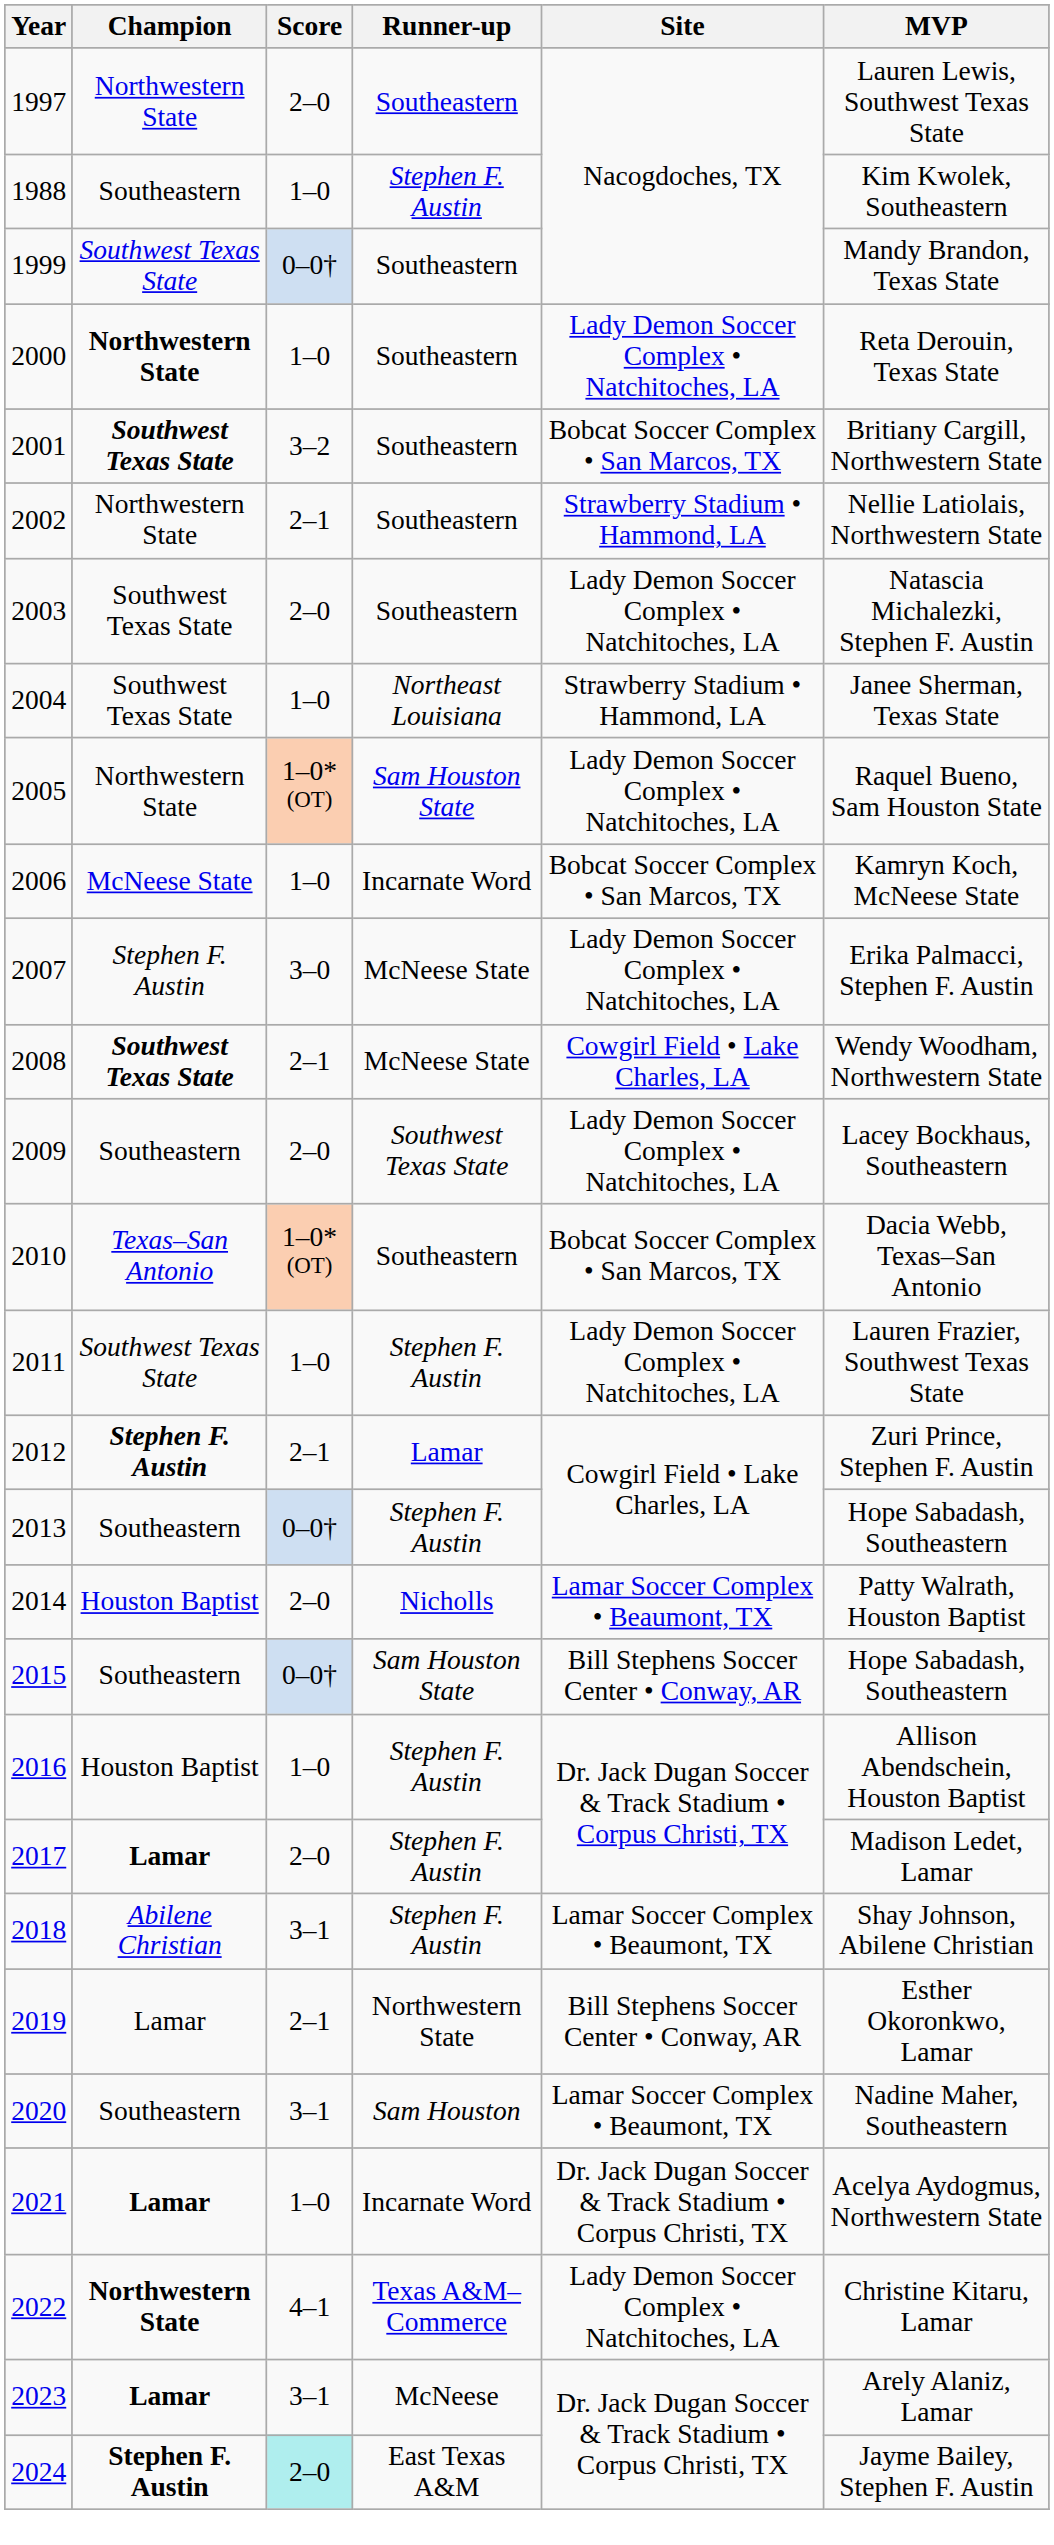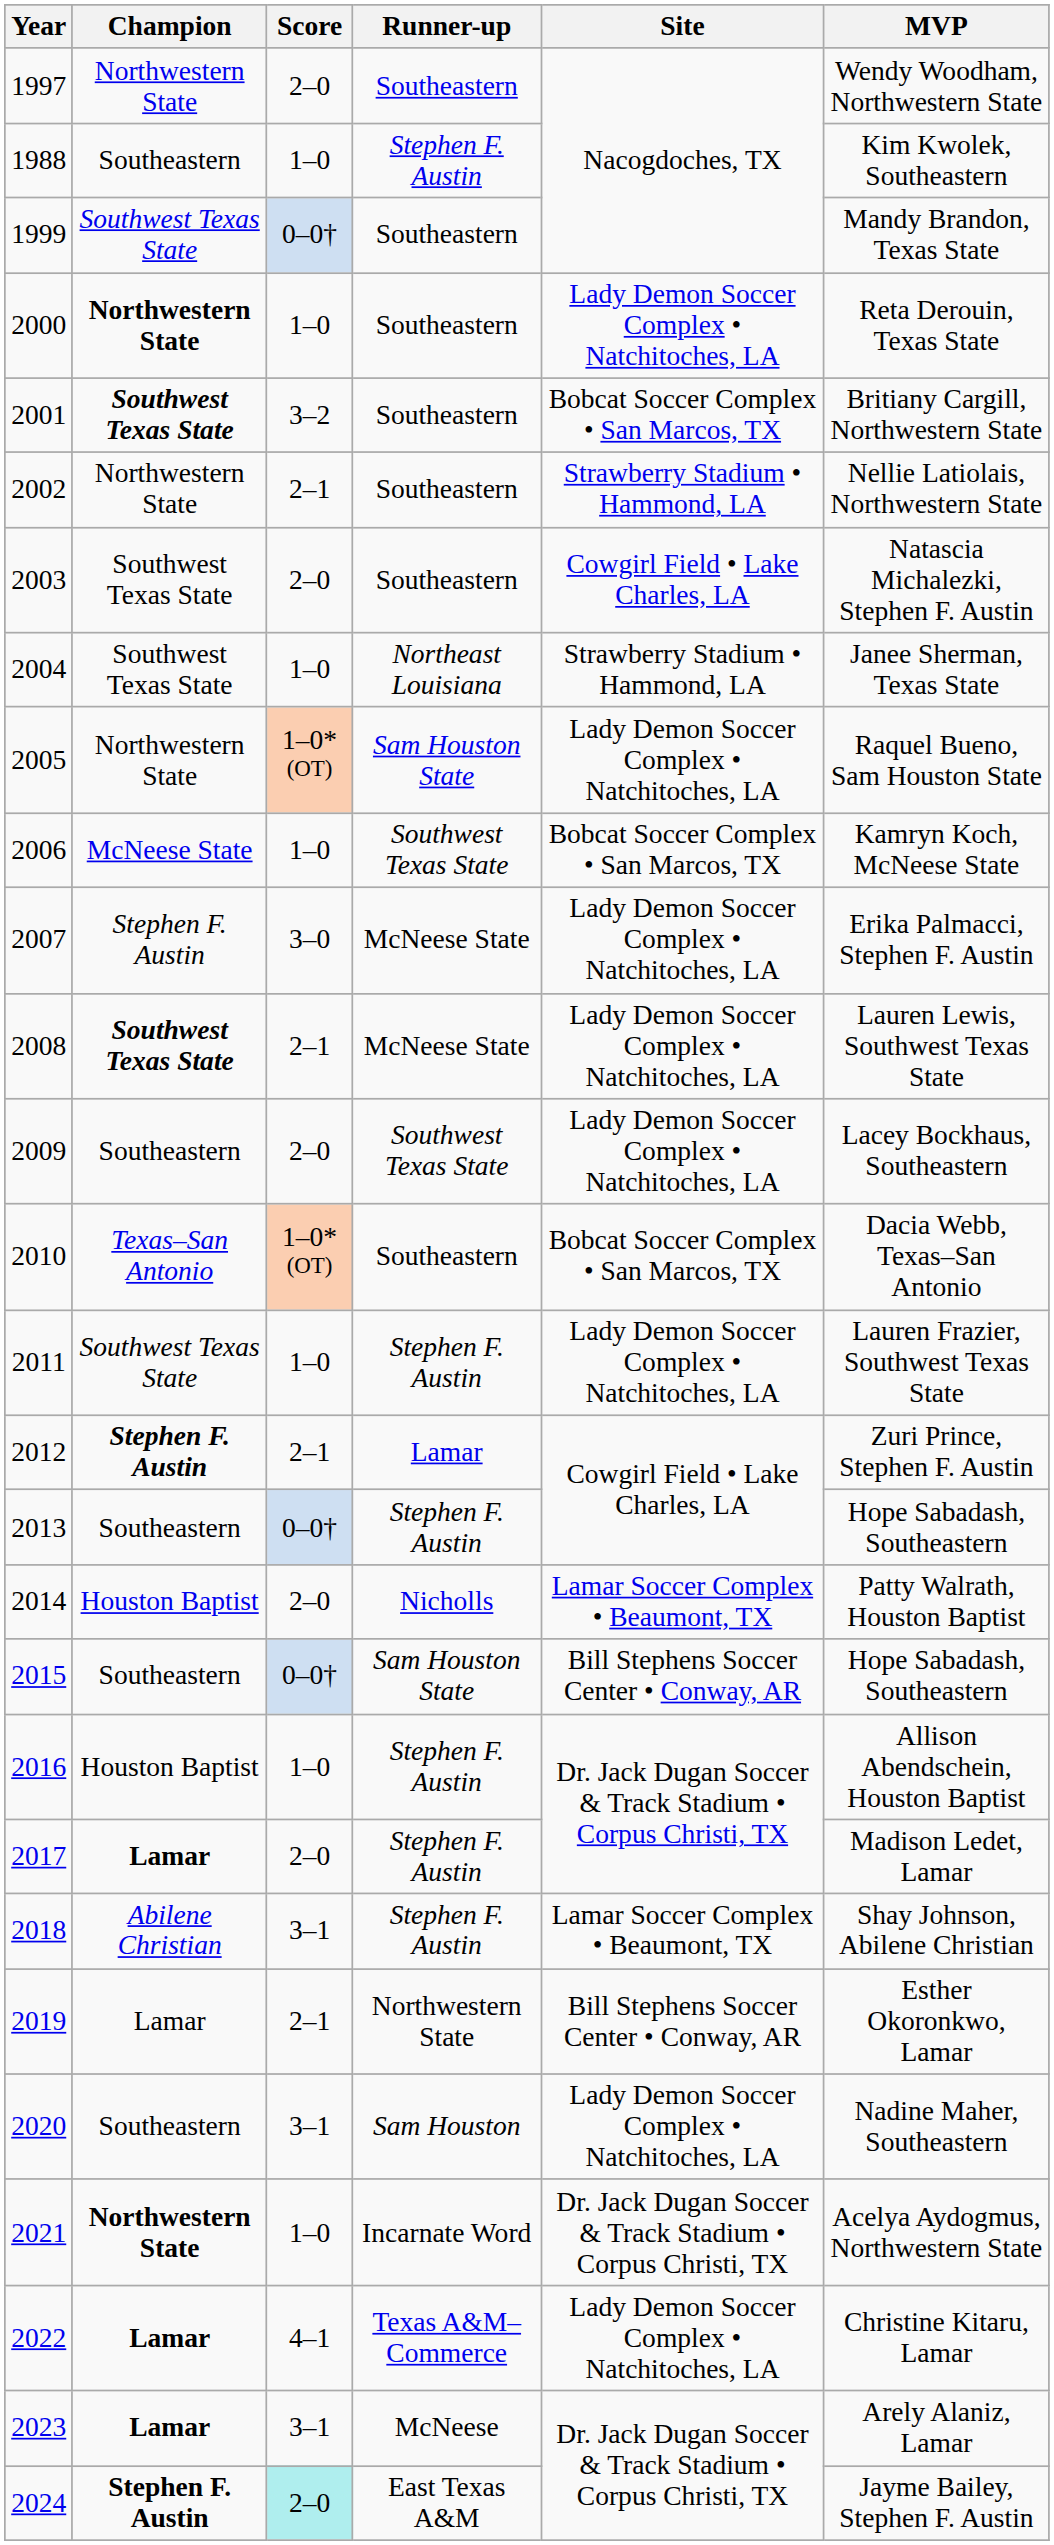(936, 100) Lauren Lewis, Southwest Texas State -> (936, 85) Wendy Woodham, Northwestern State
(682, 610) Lady Demon Soccer Complex • Natchitoches, LA -> (682, 579) Cowgirl Field • Lake Charles, LA
(447, 880) Incarnate Word -> (447, 849) Southwest Texas State
(682, 1060) Cowgirl Field • Lake Charles, LA -> (682, 1045) Lady Demon Soccer Complex • Natchitoches, LA
(936, 1060) Wendy Woodham, Northwestern State -> (936, 1045) Lauren Lewis, Southwest Texas State
(682, 2110) Lamar Soccer Complex • Beaumont, TX -> (682, 2126) Lady Demon Soccer Complex • Natchitoches, LA
(170, 2201) Lamar -> (170, 2232) Northwestern State
(170, 2306) Northwestern State -> (170, 2337) Lamar
